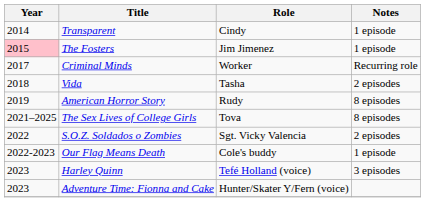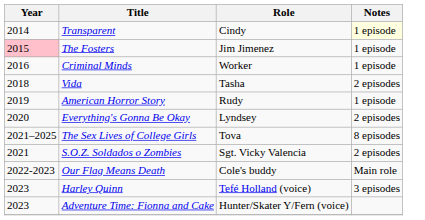(375, 30) no background -> (375, 30) lightyellow background
(18, 65) 2017 -> (18, 65) 2016
(386, 65) Recurring role -> (375, 65) 1 episode
(377, 100) 8 episodes -> (375, 100) 1 episode
+ row: (126, 118)
(18, 135) 2022 -> (18, 153) 2021
(375, 153) 1 episode -> (375, 170) Main role
